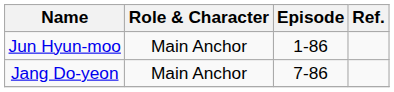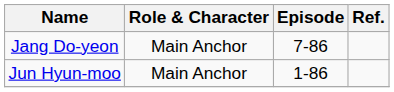rows swapped: (65, 45) <-> (65, 73)
